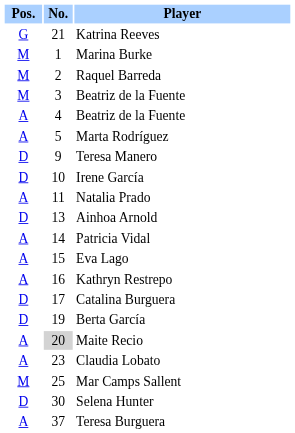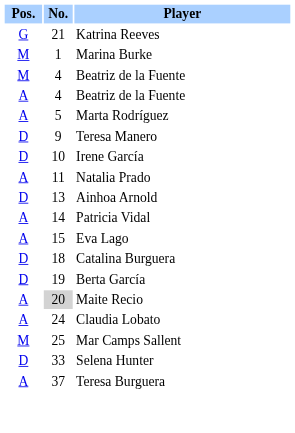- row: (23, 75)
(58, 95) 3 -> (58, 75) 4
- row: (23, 279)
(58, 299) 17 -> (58, 258) 18
(58, 360) 23 -> (58, 320) 24
(58, 401) 30 -> (58, 360) 33
